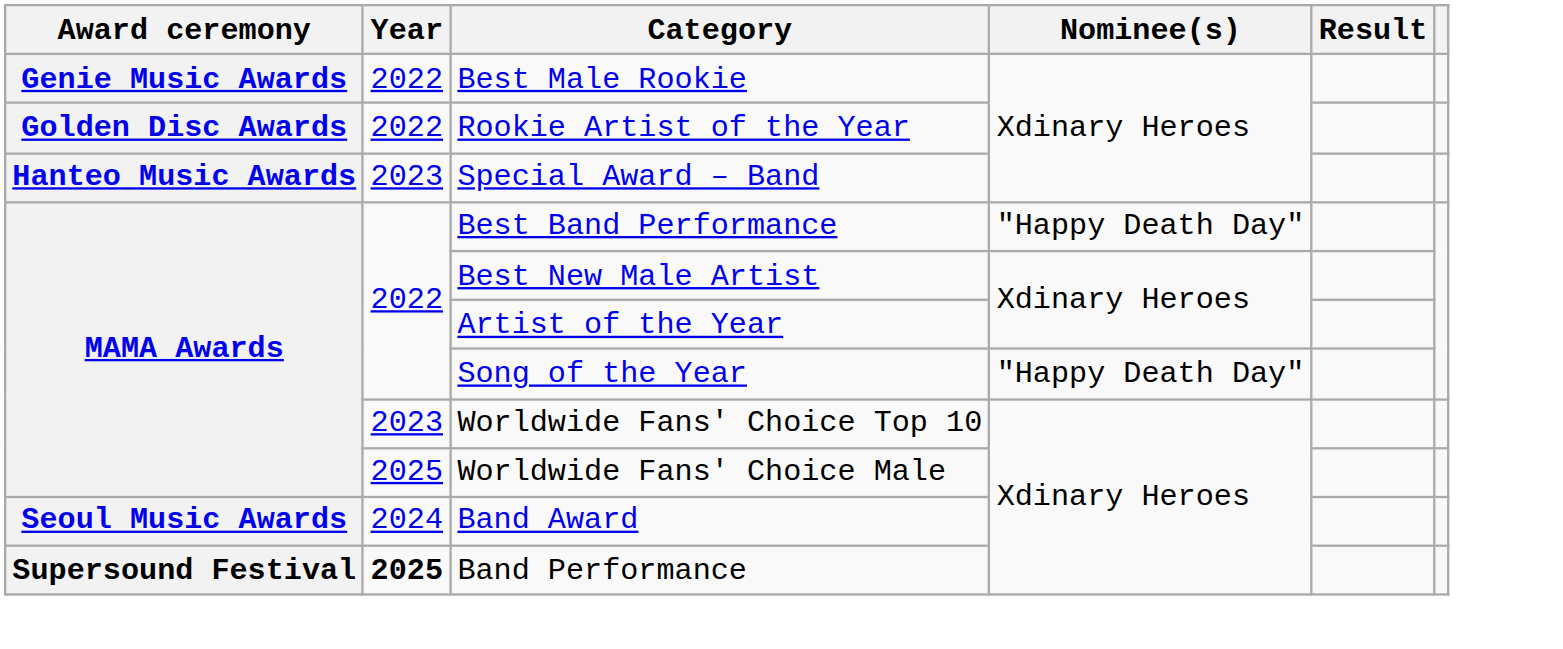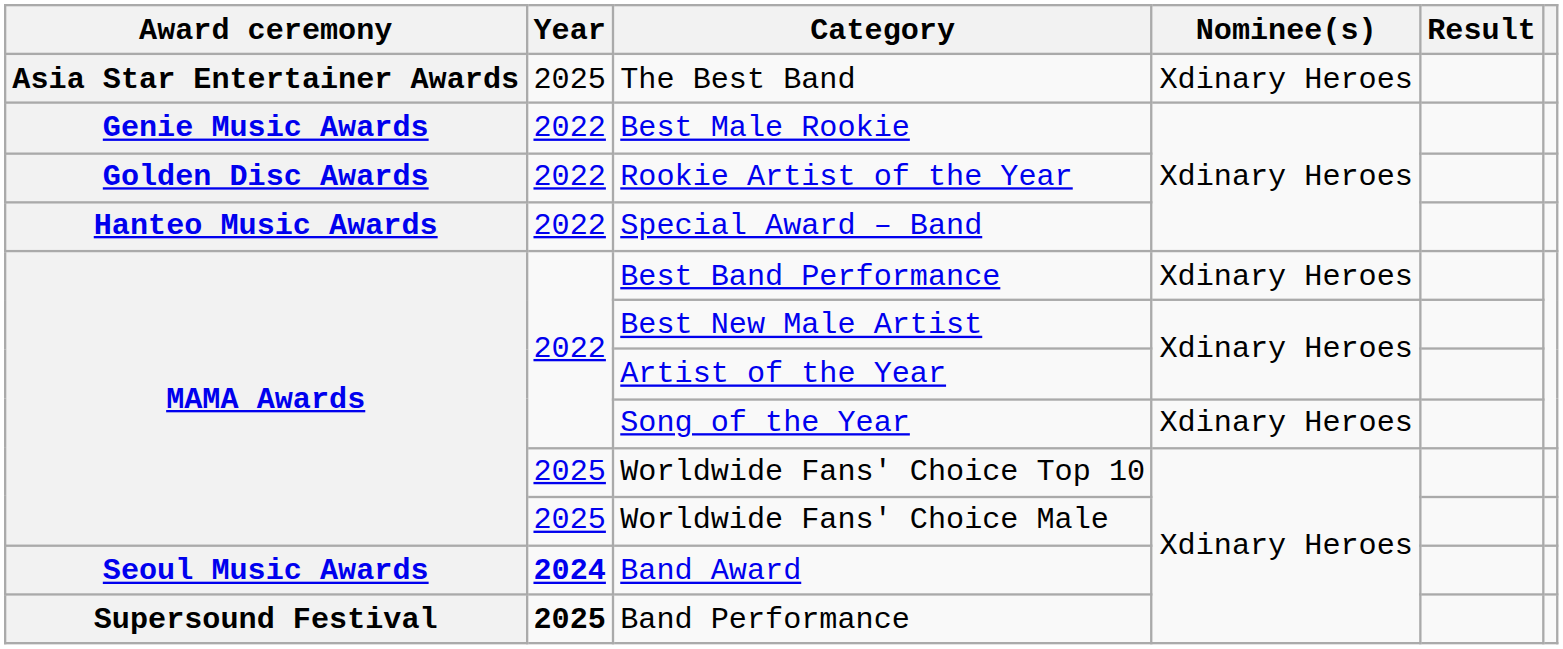+ row: (738, 79)
(407, 177) 2023 -> (570, 226) 2022
(1150, 226) "Happy Death Day" -> (1286, 276) Xdinary Heroes
(1150, 374) "Happy Death Day" -> (1286, 423) Xdinary Heroes
(407, 423) 2023 -> (570, 472) 2025
(407, 521) normal -> (570, 570) bold
